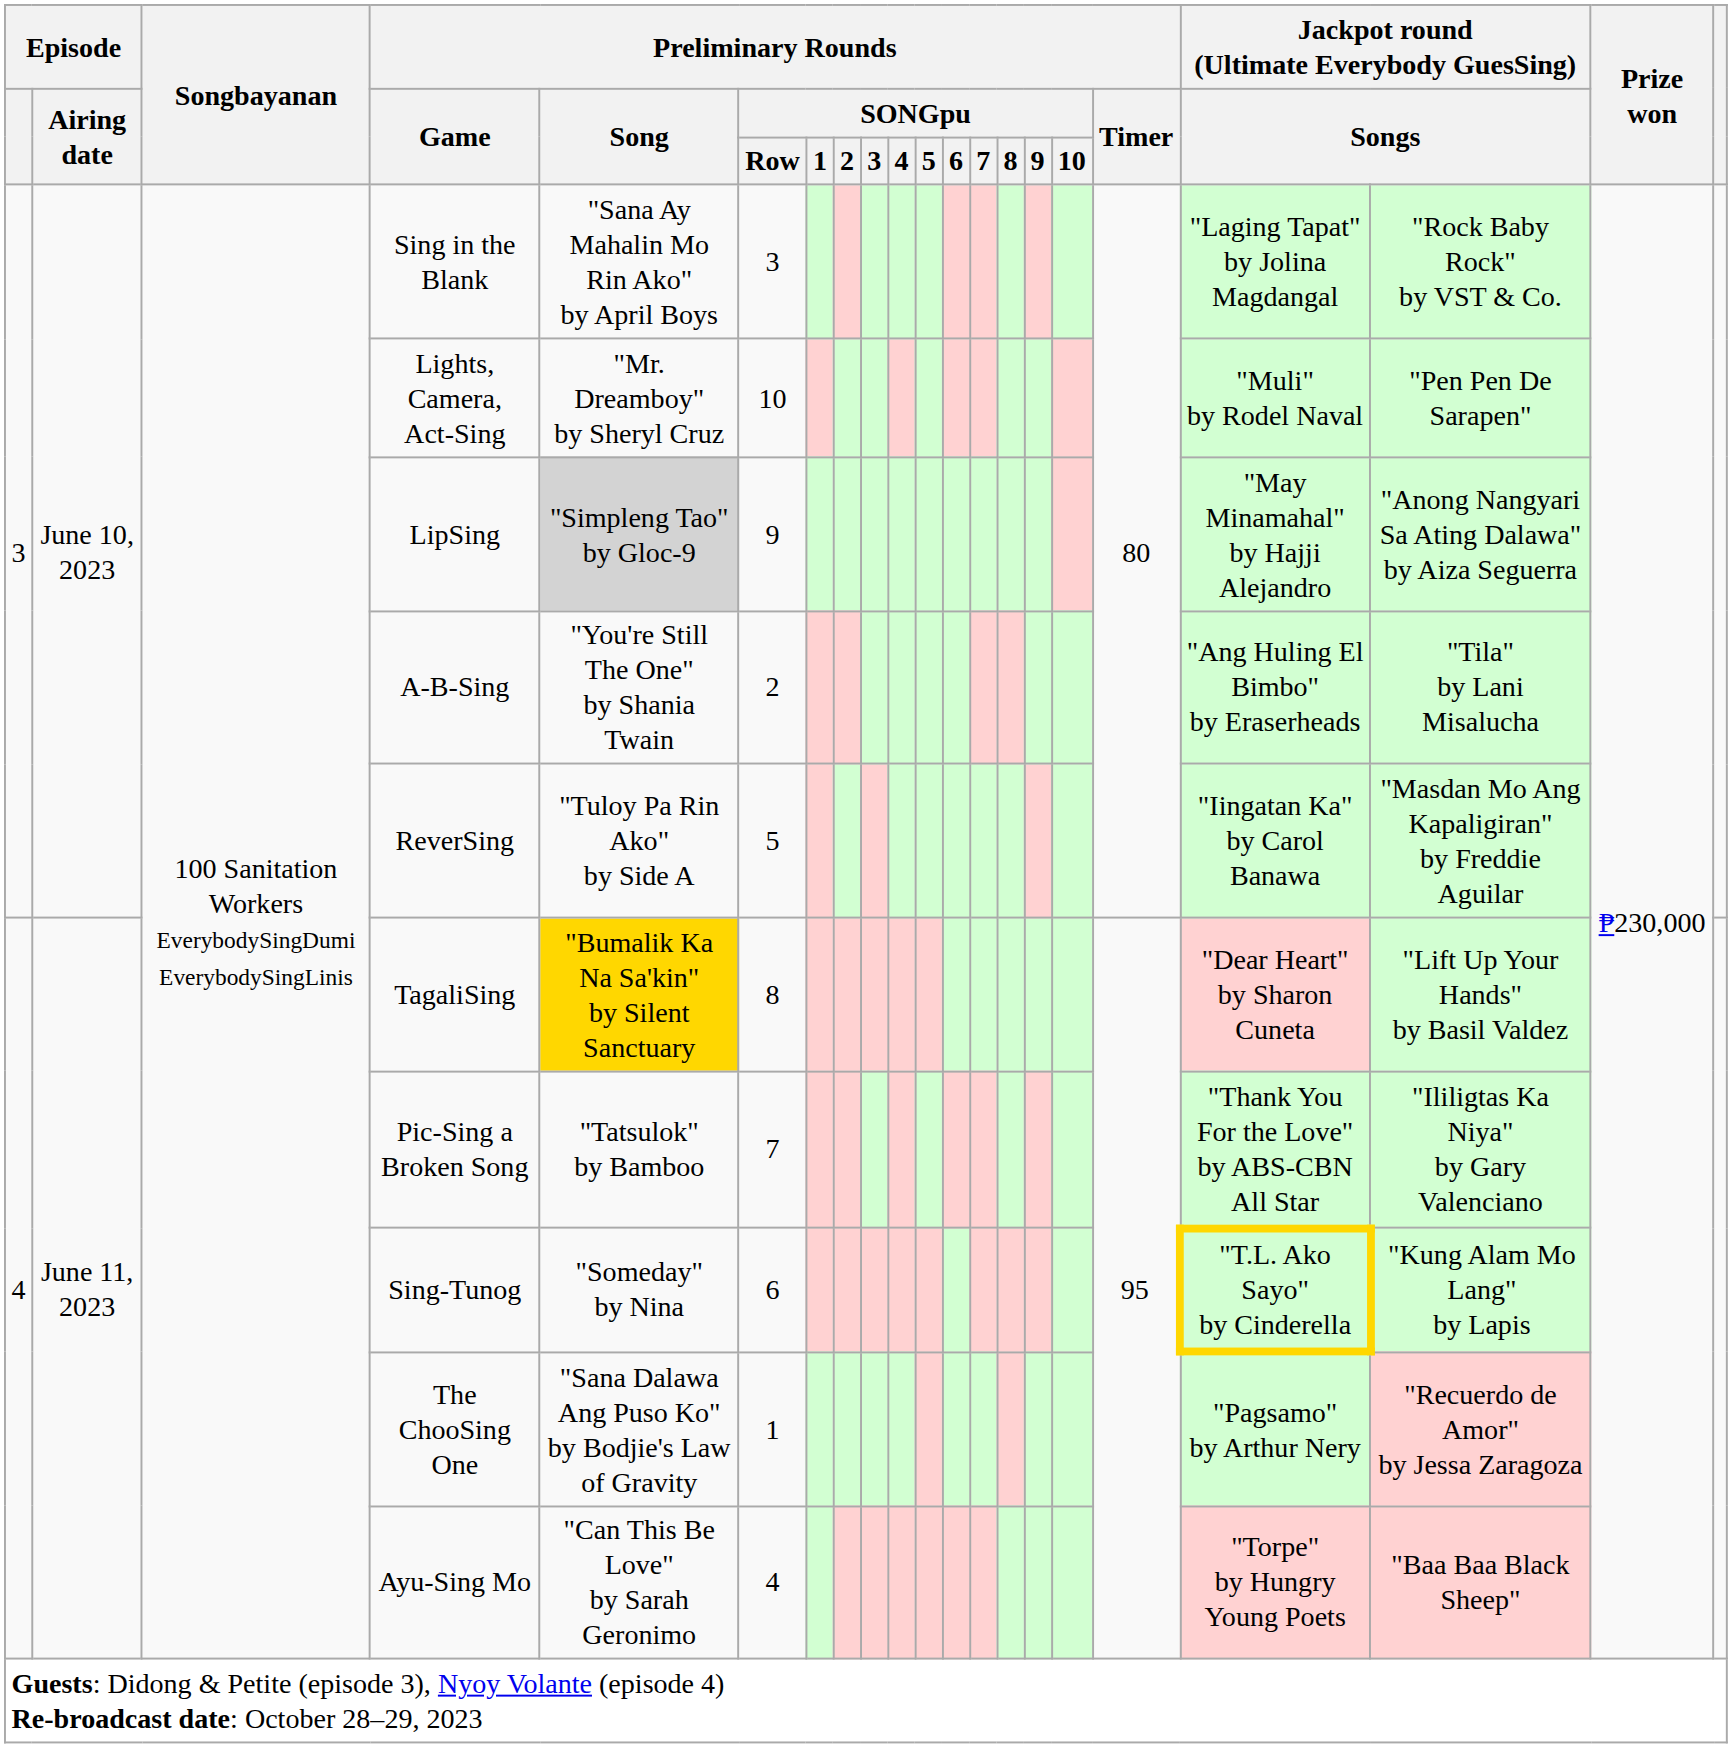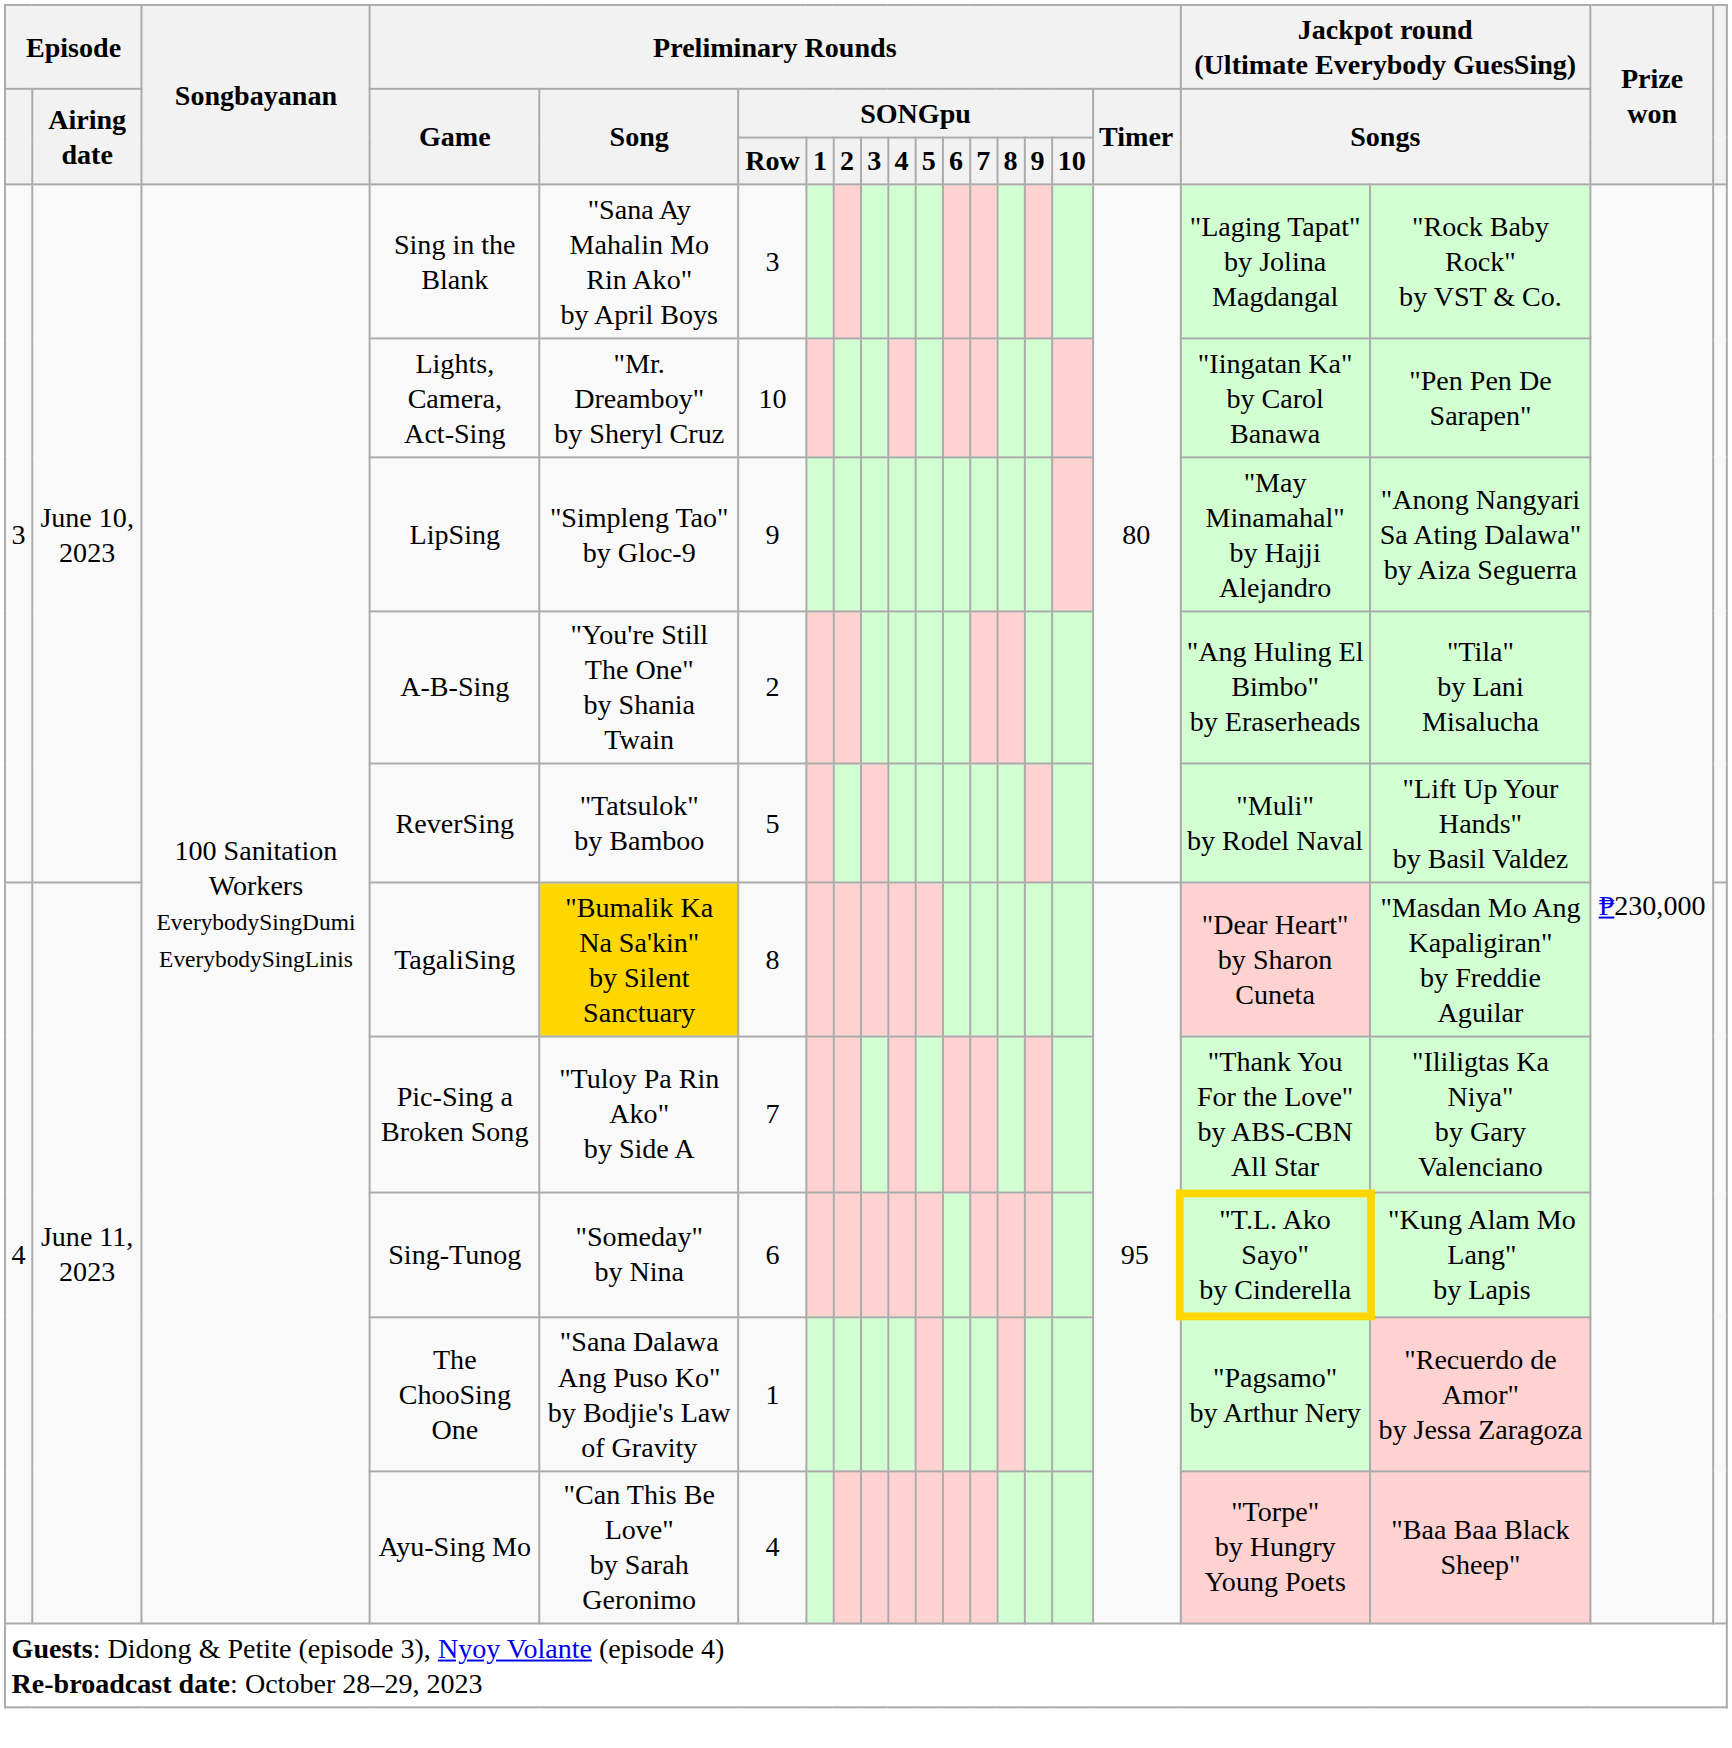(1275, 398) "Muli" by Rodel Naval -> (1275, 398) "Iingatan Ka" by Carol Banawa
(639, 534) lightgrey background -> (639, 534) no background
(639, 841) "Tuloy Pa Rin Ako" by Side A -> (639, 824) "Tatsulok" by Bamboo
(1275, 841) "Iingatan Ka" by Carol Banawa -> (1275, 824) "Muli" by Rodel Naval
(1480, 841) "Masdan Mo Ang Kapaligiran" by Freddie Aguilar -> (1480, 824) "Lift Up Your Hands" by Basil Valdez
(1480, 995) "Lift Up Your Hands" by Basil Valdez -> (1480, 960) "Masdan Mo Ang Kapaligiran" by Freddie Aguilar
(639, 1150) "Tatsulok" by Bamboo -> (639, 1115) "Tuloy Pa Rin Ako" by Side A
